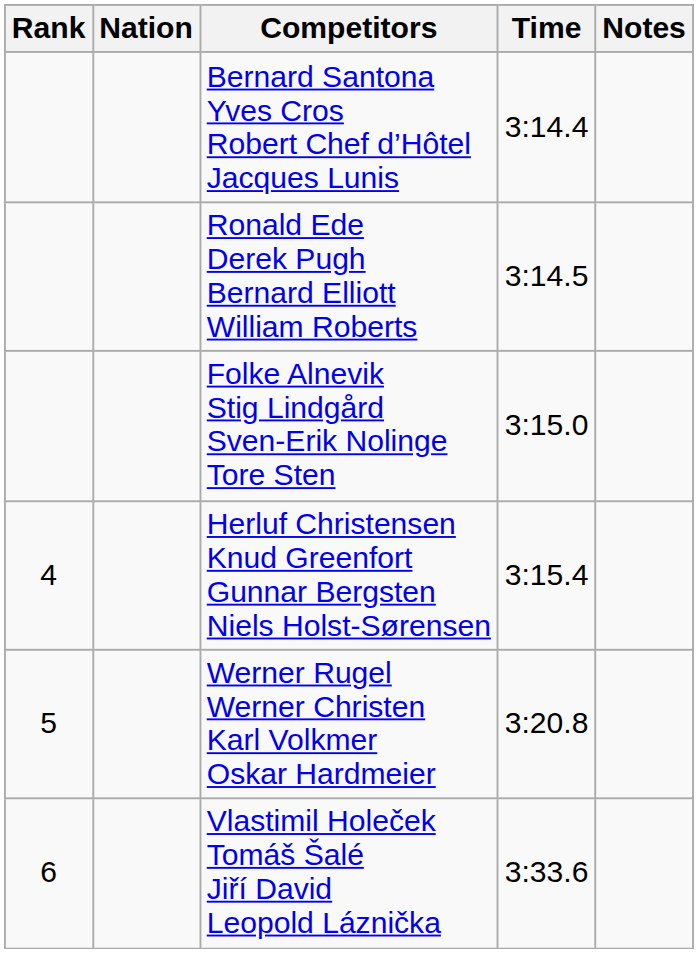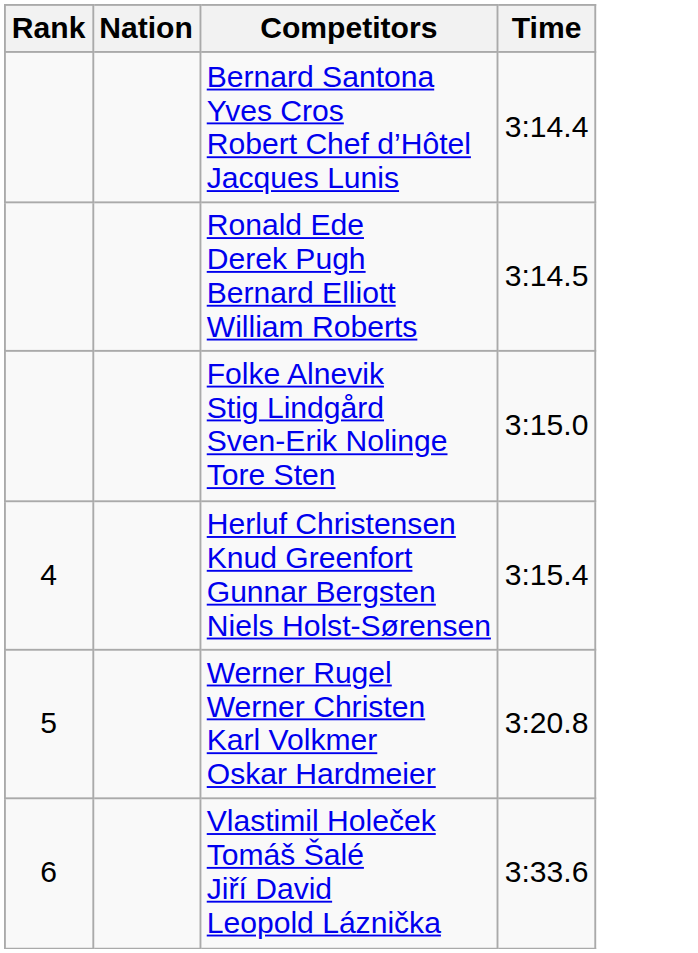- column: (644, 28)
